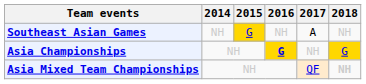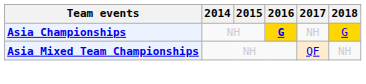- row: (77, 32)
(345, 69) bold -> (345, 50) normal
